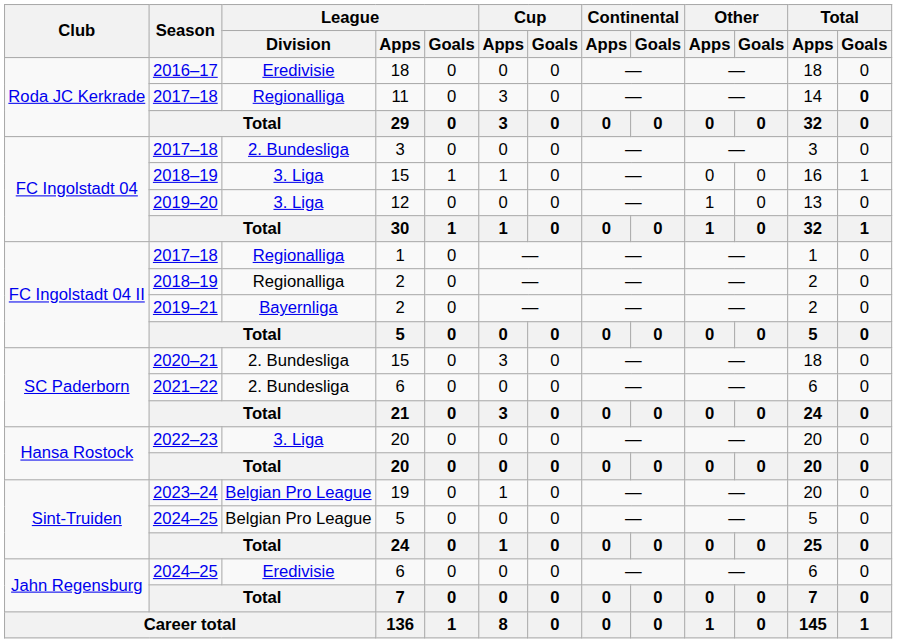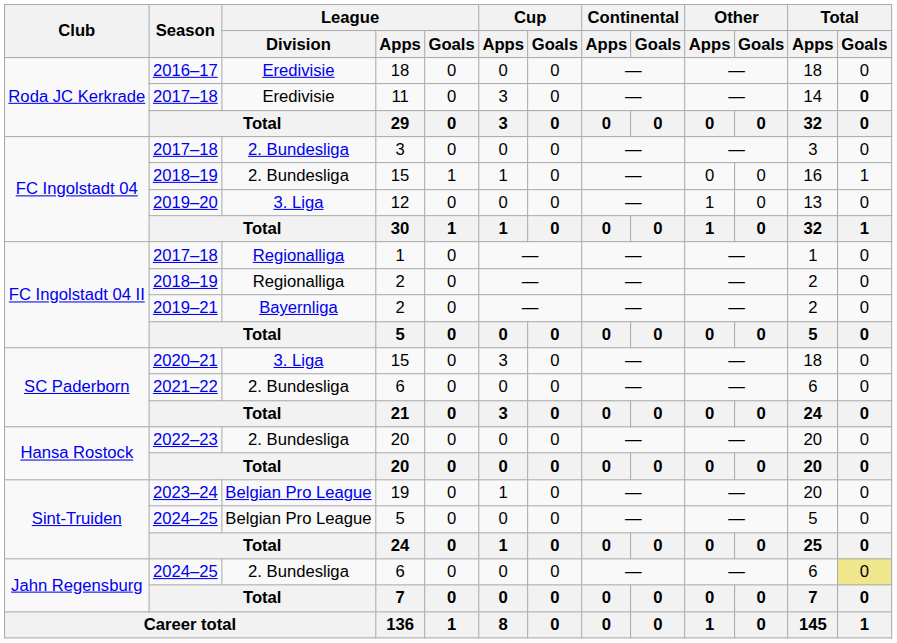(298, 96) Regionalliga -> (298, 96) Eredivisie
(298, 176) 3. Liga -> (298, 176) 2. Bundesliga
(298, 360) 2. Bundesliga -> (298, 360) 3. Liga
(298, 439) 3. Liga -> (298, 439) 2. Bundesliga
(298, 571) Eredivisie -> (298, 571) 2. Bundesliga
(864, 571) no background -> (864, 571) khaki background
